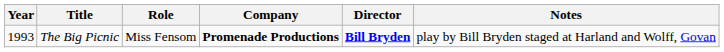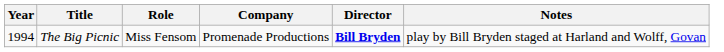(21, 36) 1993 -> (21, 36) 1994
(271, 36) bold -> (266, 36) normal
